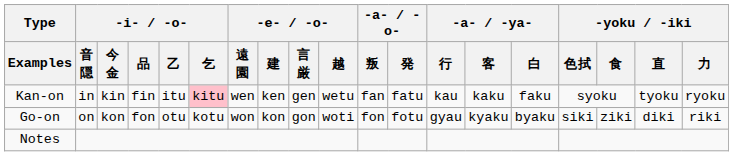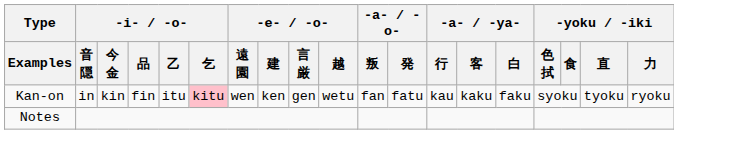- row: (40, 118)
